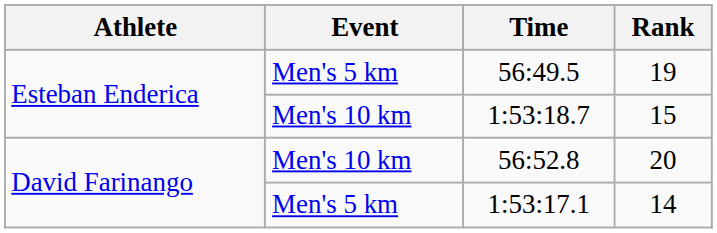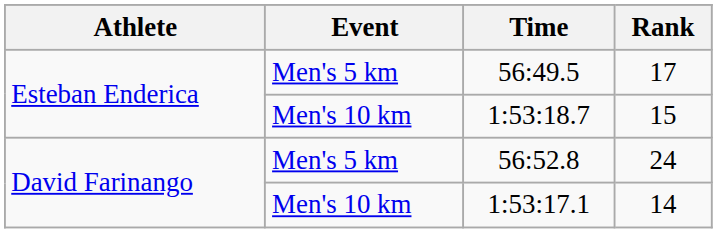(663, 71) 19 -> (663, 71) 17
(342, 160) Men's 10 km -> (335, 160) Men's 5 km
(663, 160) 20 -> (663, 160) 24
(335, 204) Men's 5 km -> (342, 204) Men's 10 km
